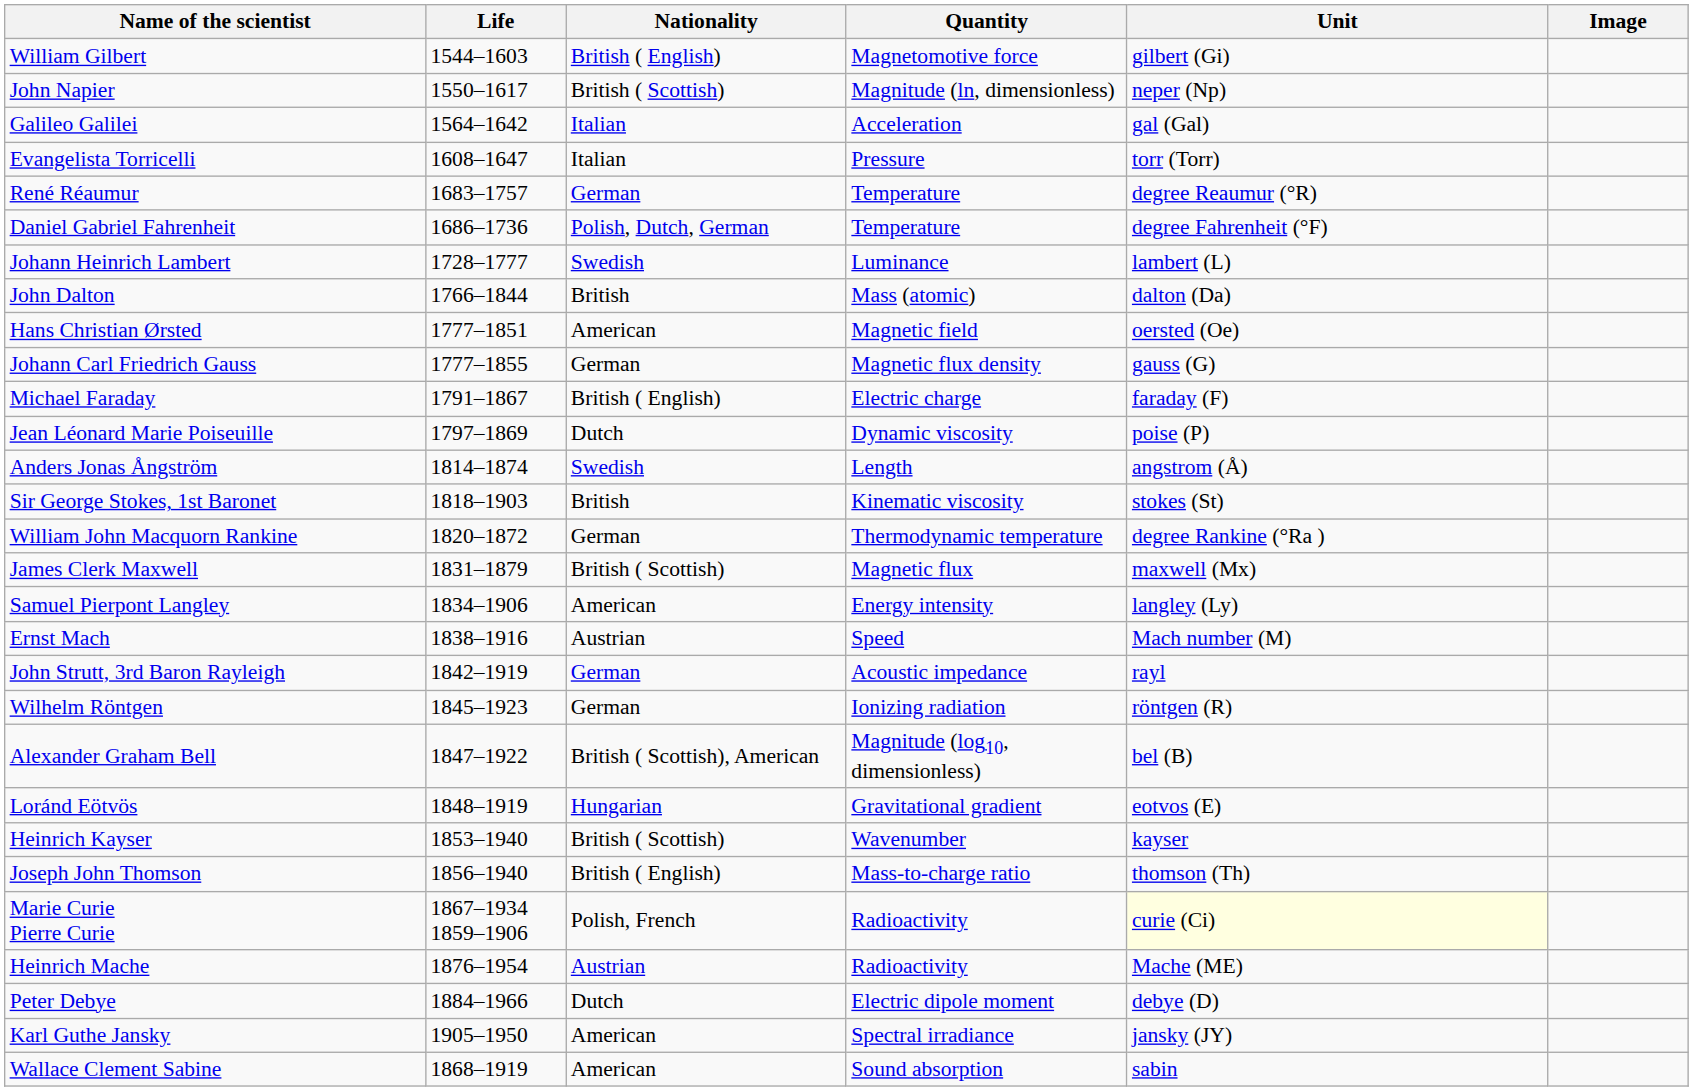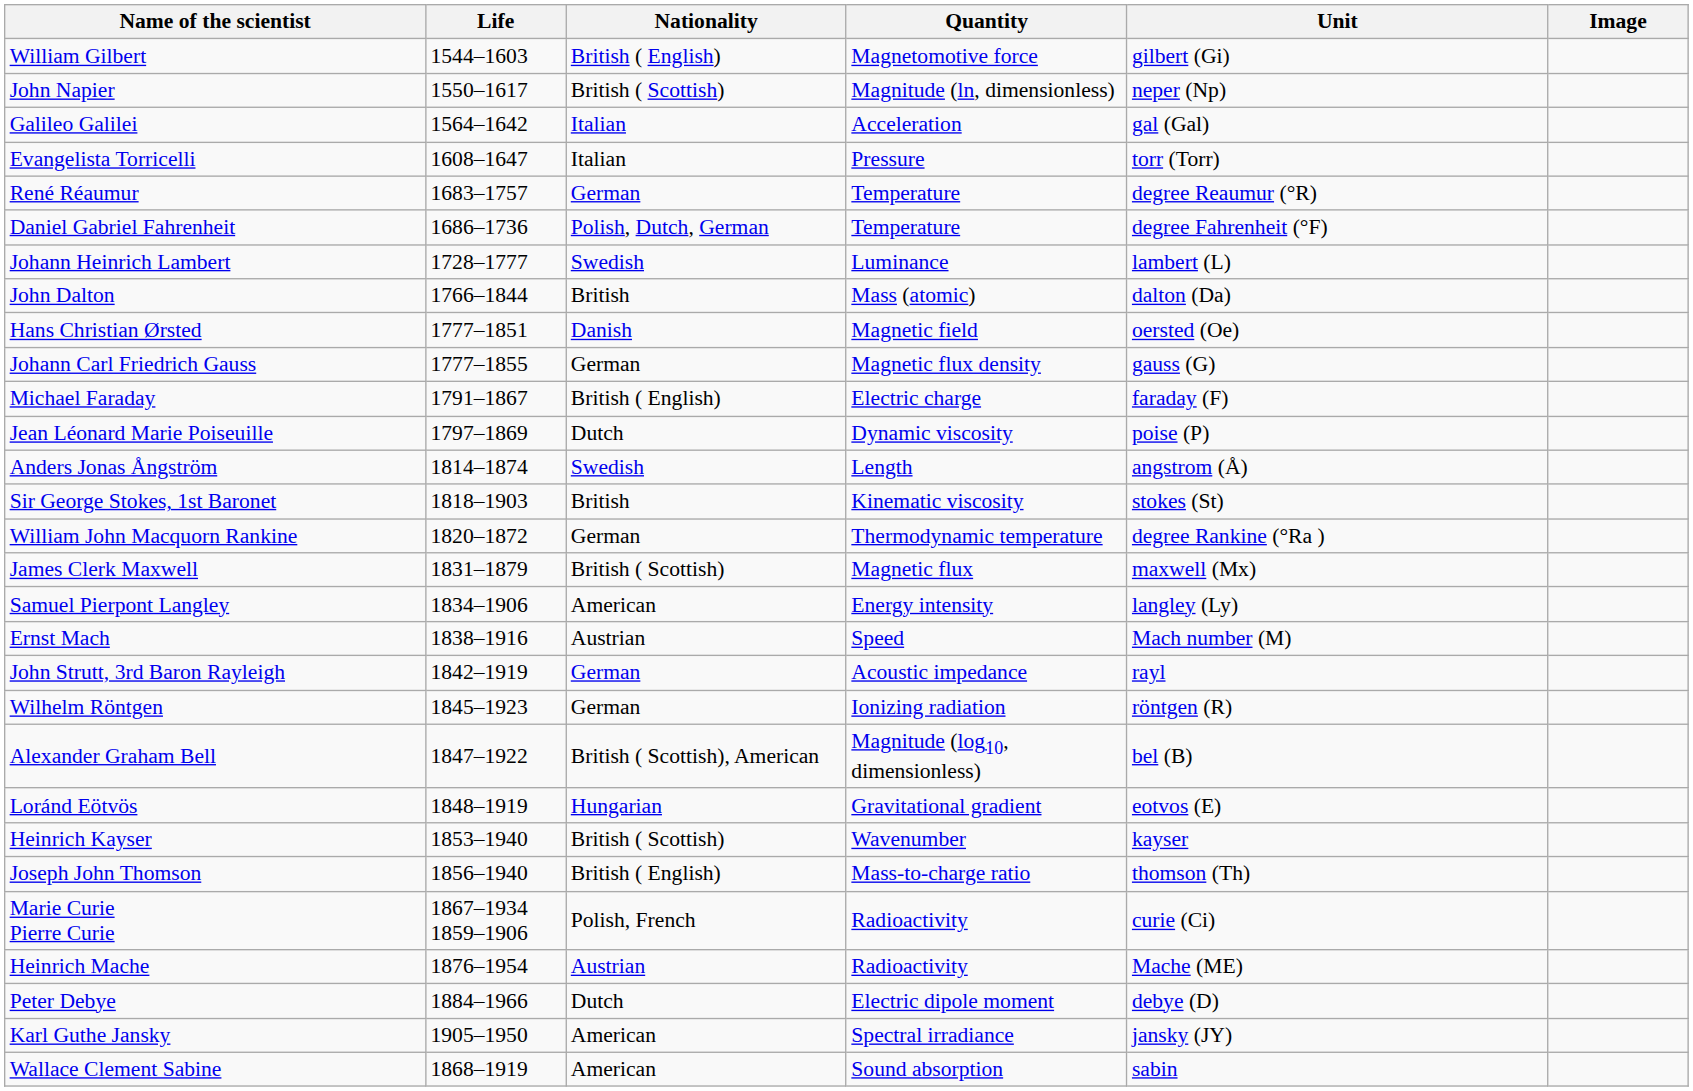(613, 329) American -> (601, 329) Danish
(1174, 920) lightyellow background -> (1174, 920) no background
